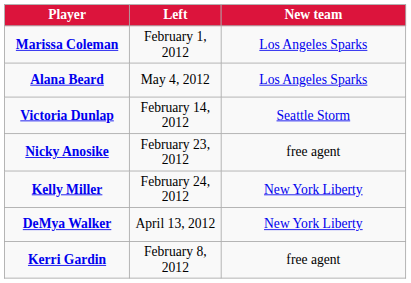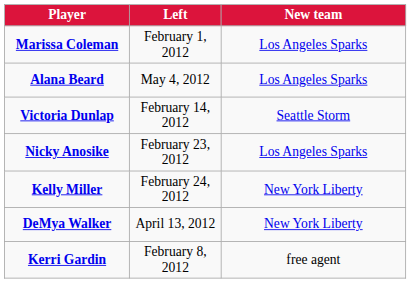(313, 152) free agent -> (313, 152) Los Angeles Sparks
